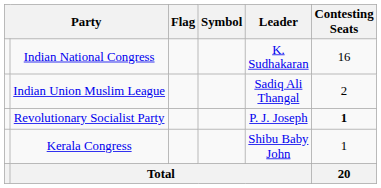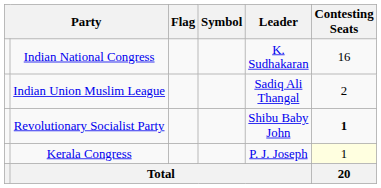(278, 118) P. J. Joseph -> (278, 125) Shibu Baby John
(278, 146) Shibu Baby John -> (278, 153) P. J. Joseph
(344, 146) no background -> (344, 153) lightyellow background
